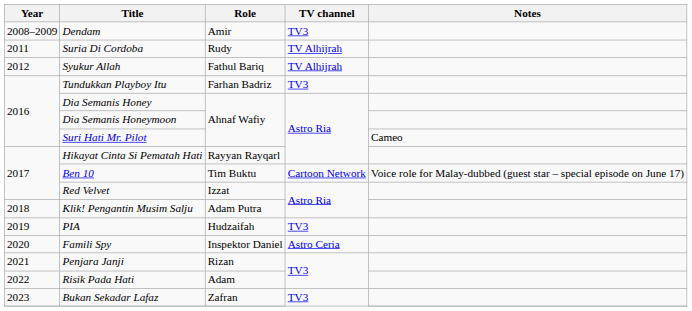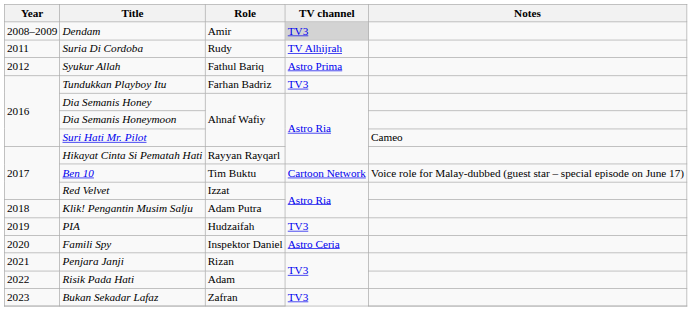(298, 31) no background -> (298, 31) lightgrey background
(315, 66) TV Alhijrah -> (315, 66) Astro Prima
